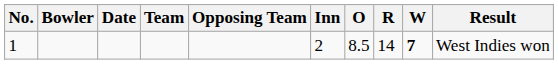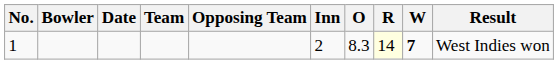(359, 45) 8.5 -> (359, 45) 8.3
(386, 45) no background -> (386, 45) lightyellow background
